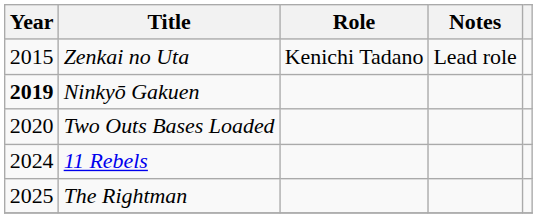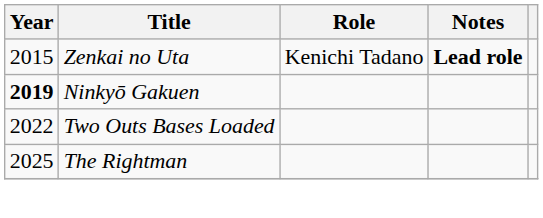(475, 56) normal -> (478, 56) bold
(32, 126) 2020 -> (32, 126) 2022
- row: (106, 160)
